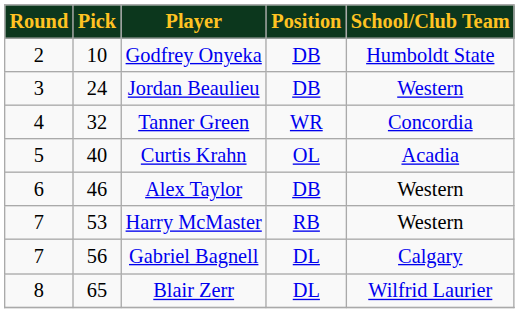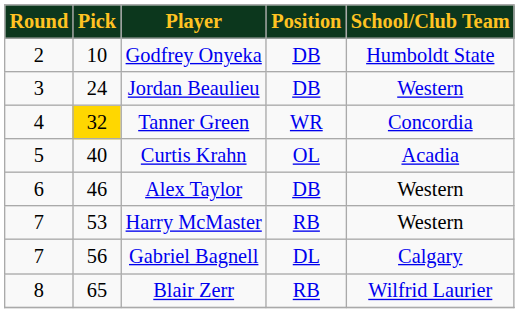(97, 122) no background -> (97, 122) gold background
(306, 290) DL -> (306, 290) RB
